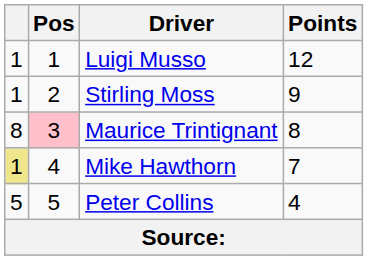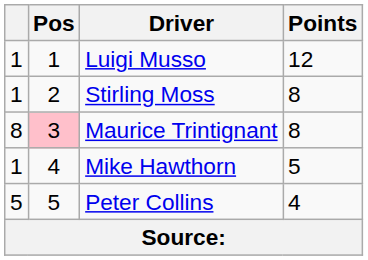(294, 95) 9 -> (294, 95) 8
(16, 166) khaki background -> (16, 166) no background
(294, 166) 7 -> (294, 166) 5
